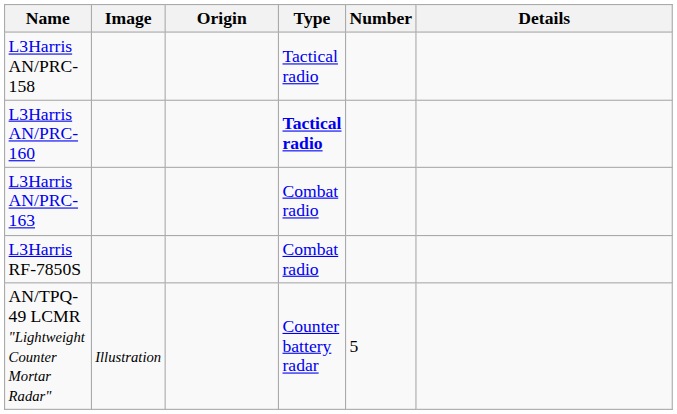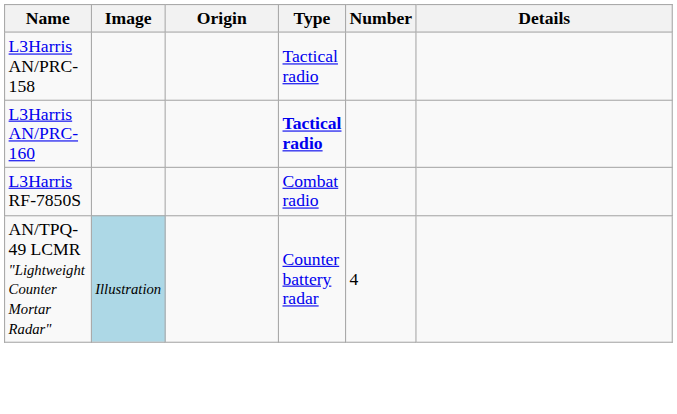- row: (43, 201)
(128, 357) no background -> (128, 289) lightblue background
(354, 346) 5 -> (354, 278) 4
